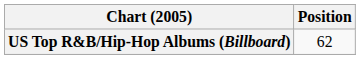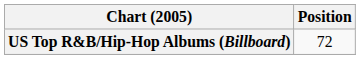(325, 41) 62 -> (325, 41) 72
